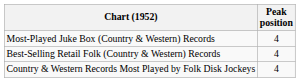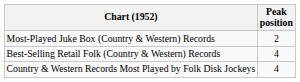(276, 38) 4 -> (276, 38) 2
